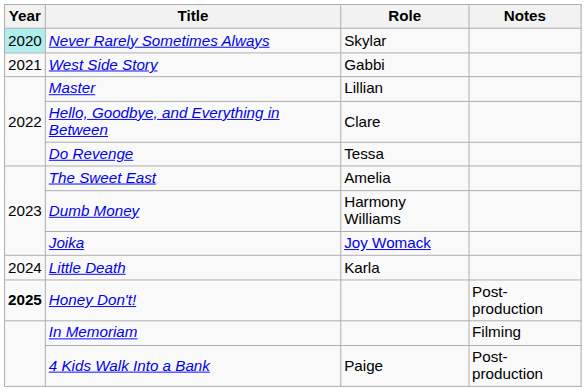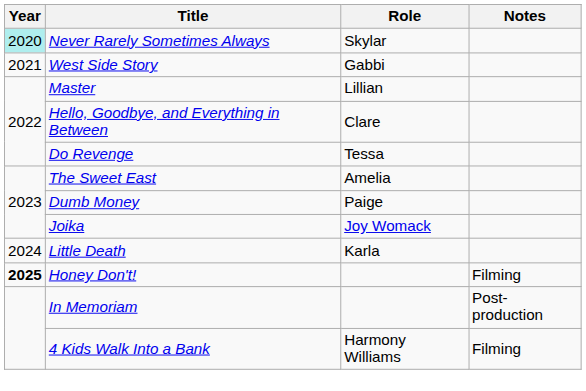(375, 210) Harmony Williams -> (364, 202) Paige
(508, 300) Post-production -> (497, 274) Filming
(497, 333) Filming -> (508, 307) Post-production
(364, 365) Paige -> (375, 348) Harmony Williams
(508, 365) Post-production -> (497, 348) Filming
